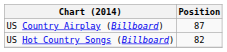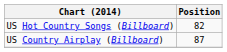rows swapped: (85, 26) <-> (90, 40)
